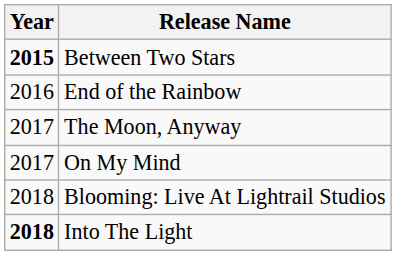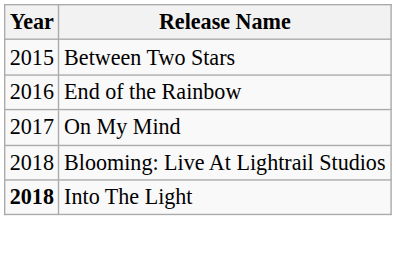(32, 57) bold -> (32, 57) normal
- row: (153, 127)
